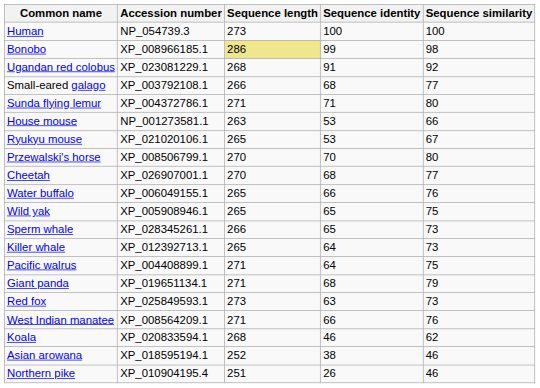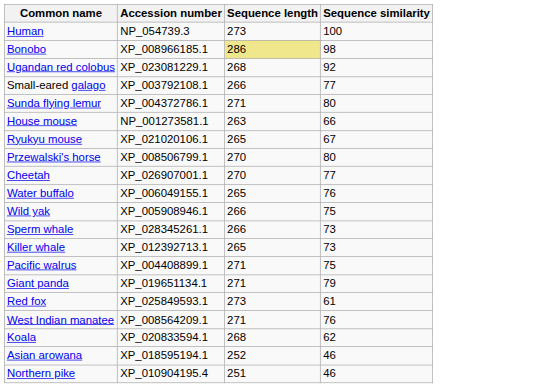- column: (372, 13)
(237, 211) 265 -> (237, 211) 266
(432, 301) 73 -> (330, 301) 61
